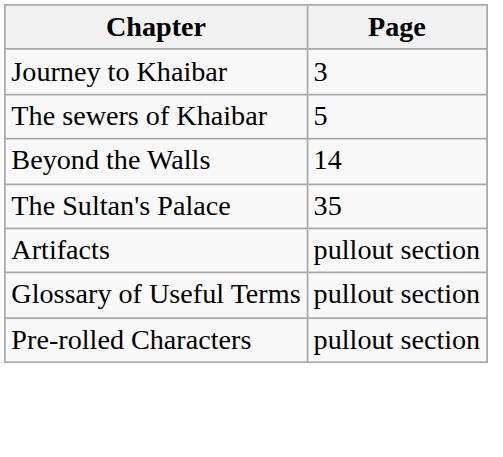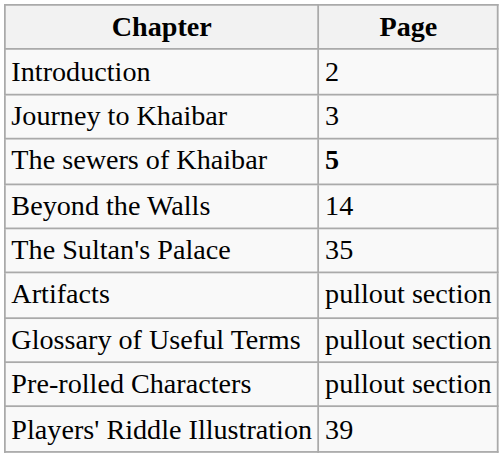+ row: (81, 71)
(321, 116) normal -> (332, 160) bold
+ row: (162, 428)
